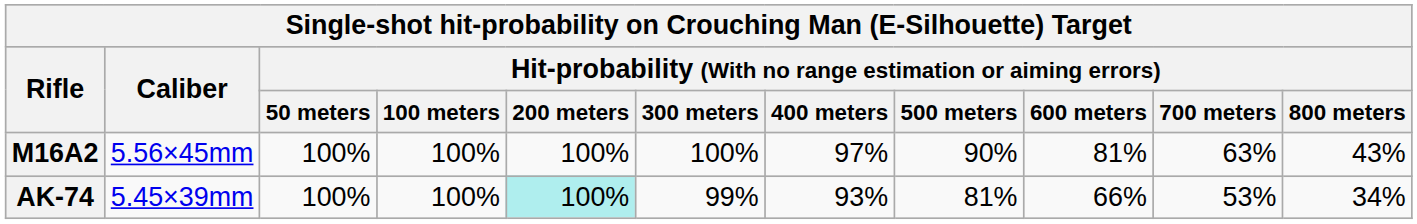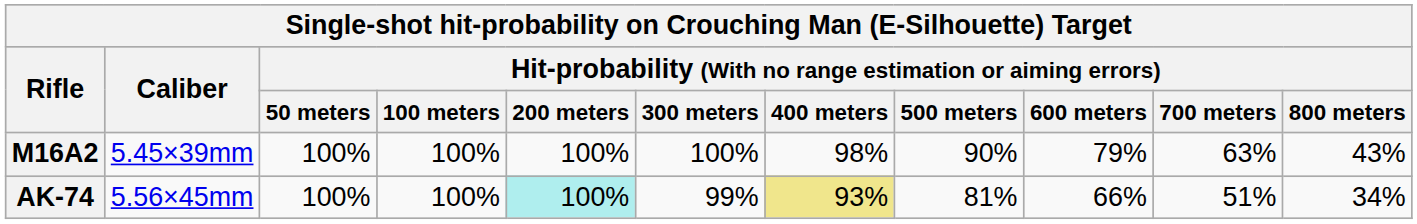(182, 153) 5.56×45mm -> (182, 153) 5.45×39mm
(861, 153) 97% -> (861, 153) 98%
(1120, 153) 81% -> (1120, 153) 79%
(182, 196) 5.45×39mm -> (182, 196) 5.56×45mm
(861, 196) no background -> (861, 196) khaki background
(1249, 196) 53% -> (1249, 196) 51%
